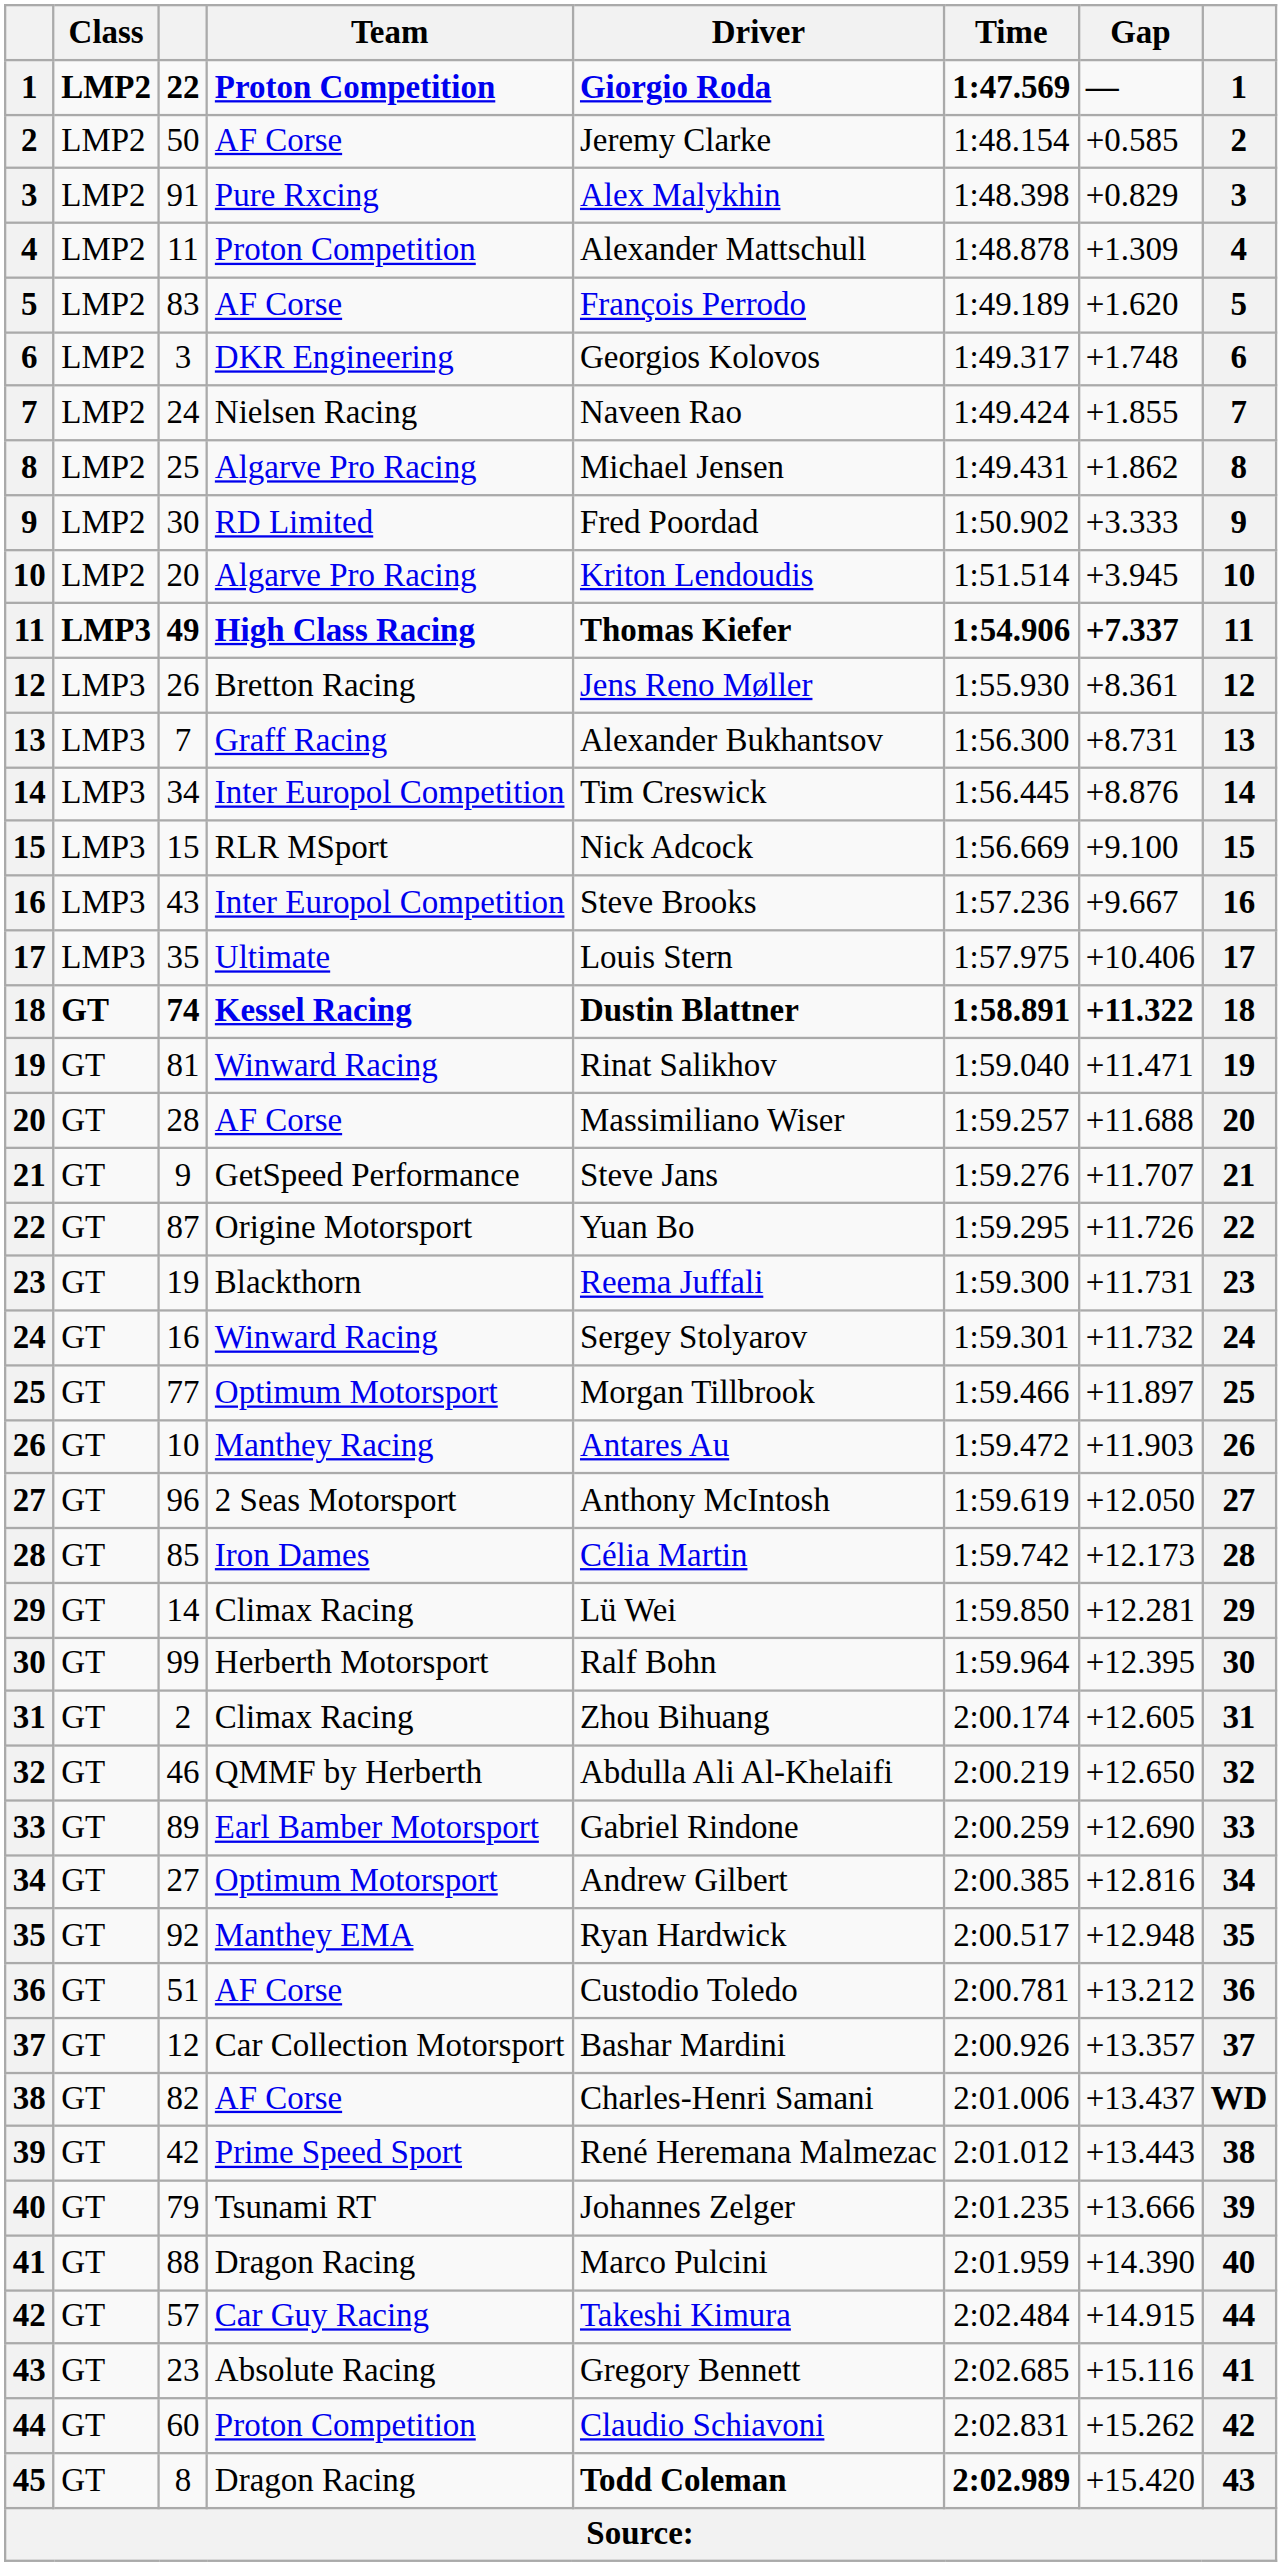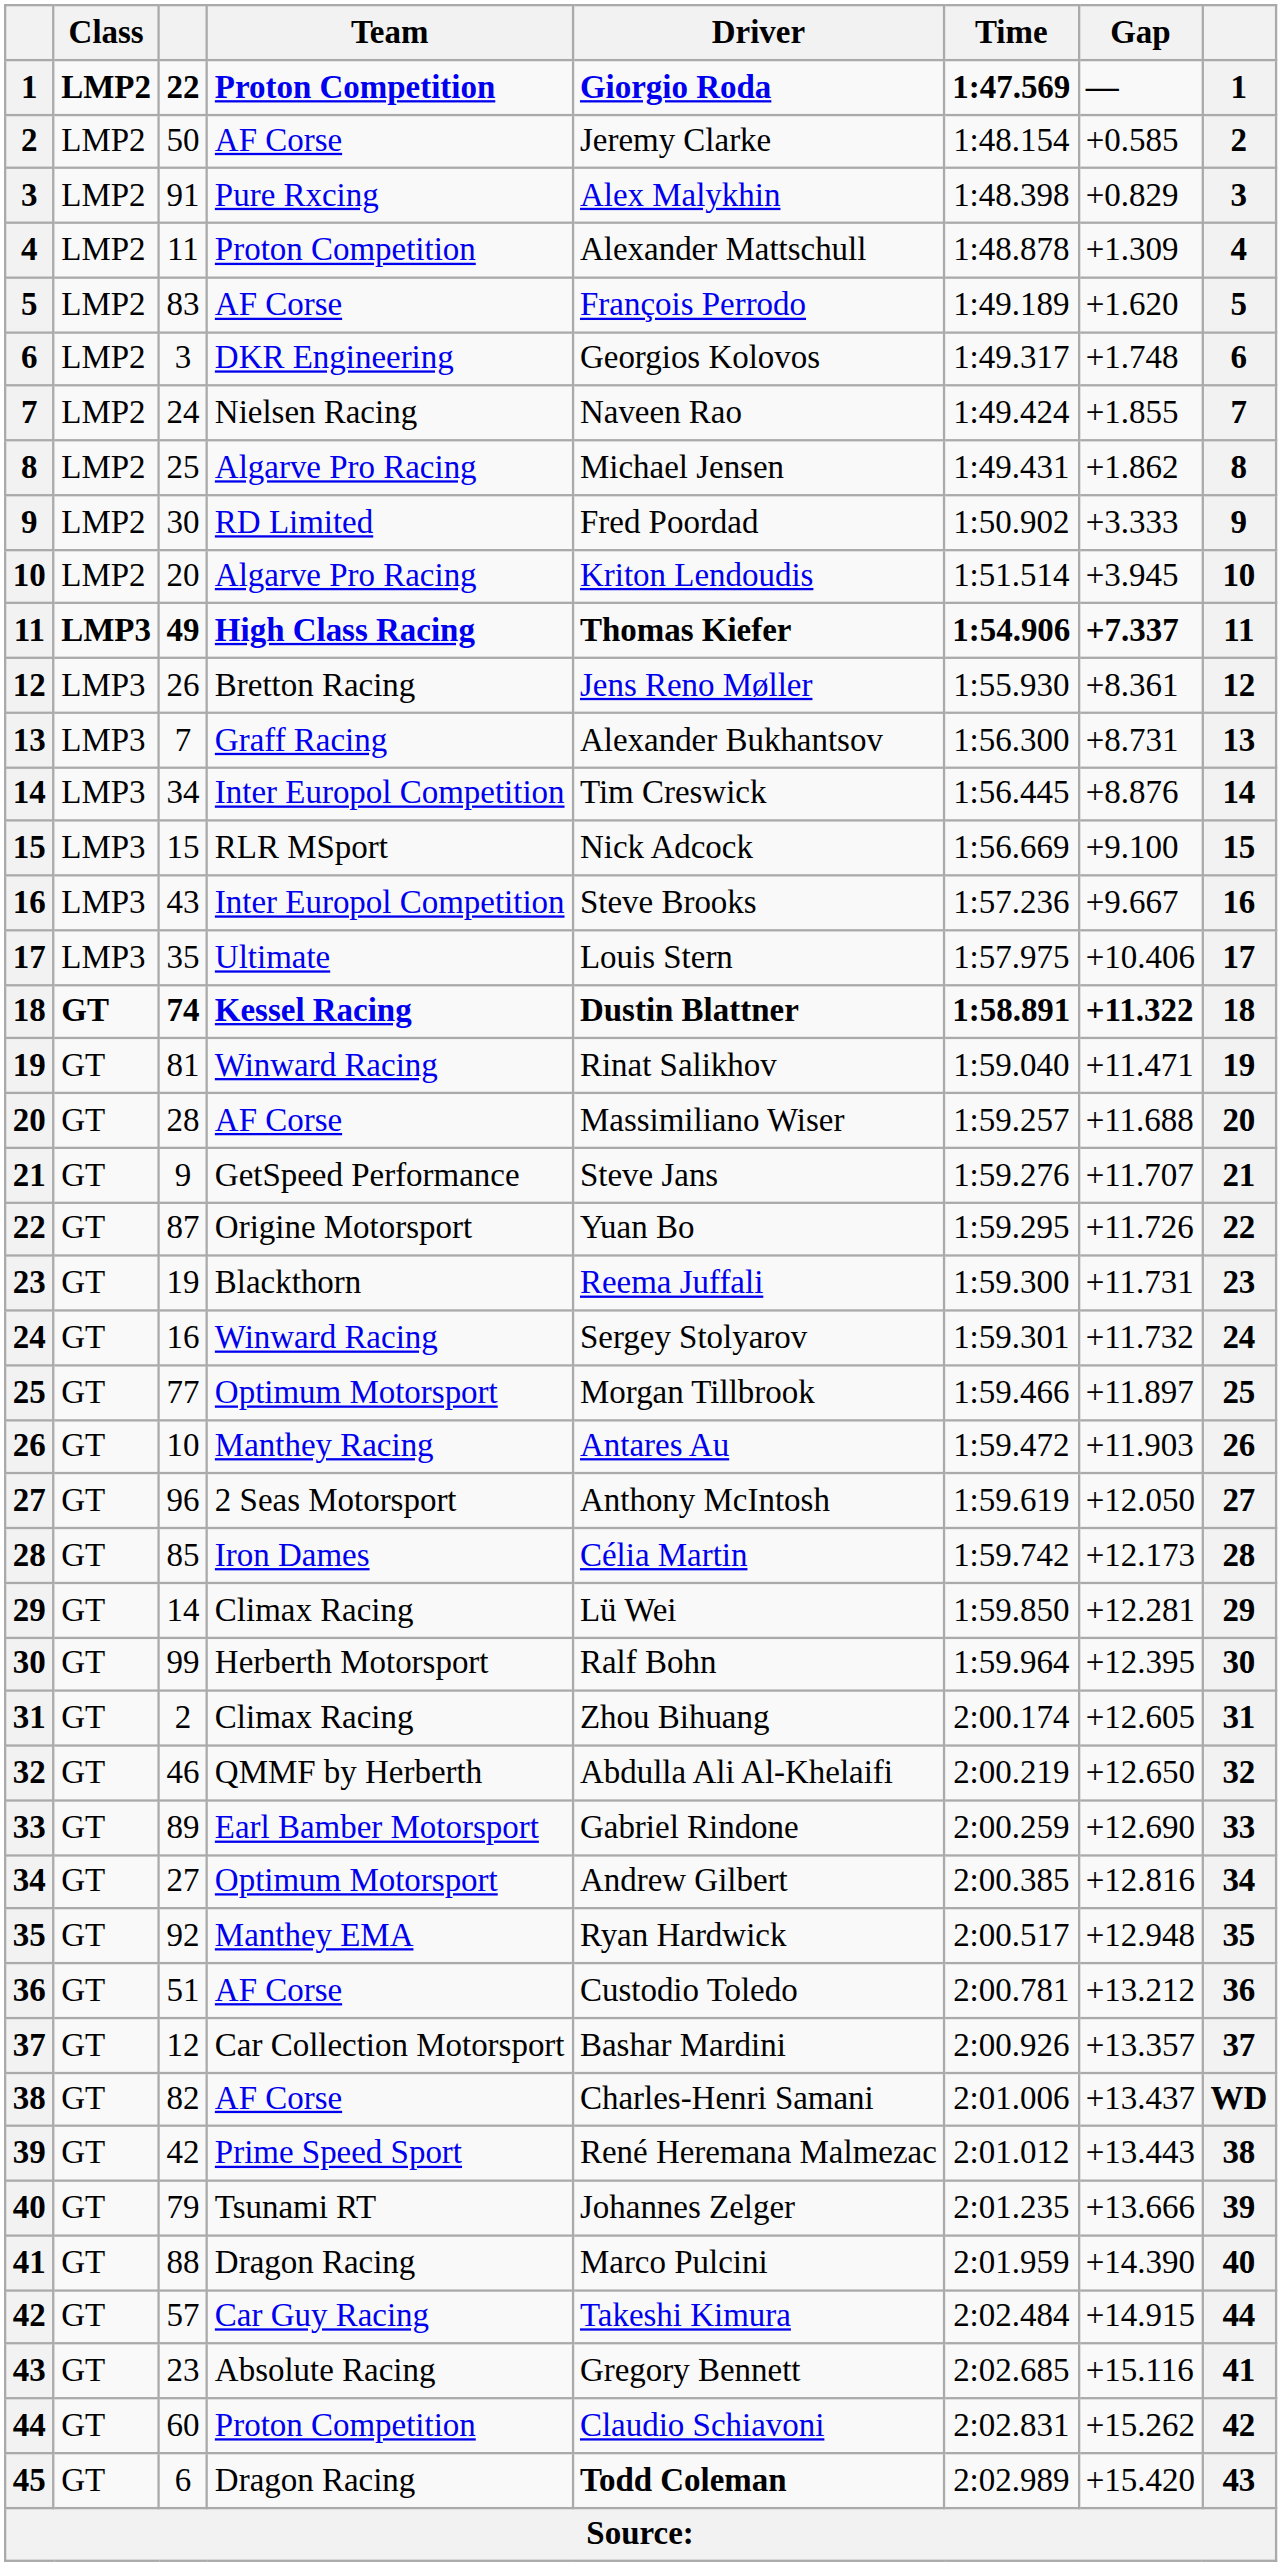(183, 2479) 8 -> (183, 2479) 6
(1011, 2479) bold -> (1011, 2479) normal
